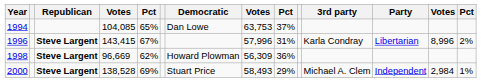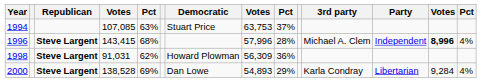(119, 26) 104,085 -> (119, 26) 107,085
(149, 26) 65% -> (149, 26) 63%
(188, 26) Dan Lowe -> (191, 26) Stuart Price
(149, 41) 67% -> (149, 41) 68%
(286, 41) 31% -> (286, 41) 28%
(333, 41) Karla Condray -> (337, 41) Michael A. Clem
(397, 41) Libertarian -> (401, 41) Independent
(442, 41) normal -> (442, 41) bold
(466, 41) 2% -> (466, 41) 4%
(116, 56) 96,669 -> (116, 56) 91,031
(191, 70) Stuart Price -> (188, 70) Dan Lowe
(258, 70) 58,493 -> (258, 70) 54,893
(337, 70) Michael A. Clem -> (333, 70) Karla Condray
(401, 70) Independent -> (397, 70) Libertarian
(442, 70) 2,984 -> (442, 70) 9,284
(466, 70) 1% -> (466, 70) 4%
